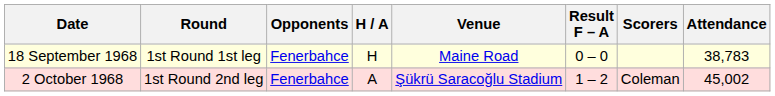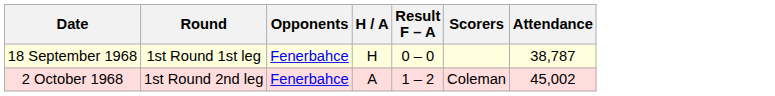- column: (479, 24)
(727, 56) 38,783 -> (553, 56) 38,787
